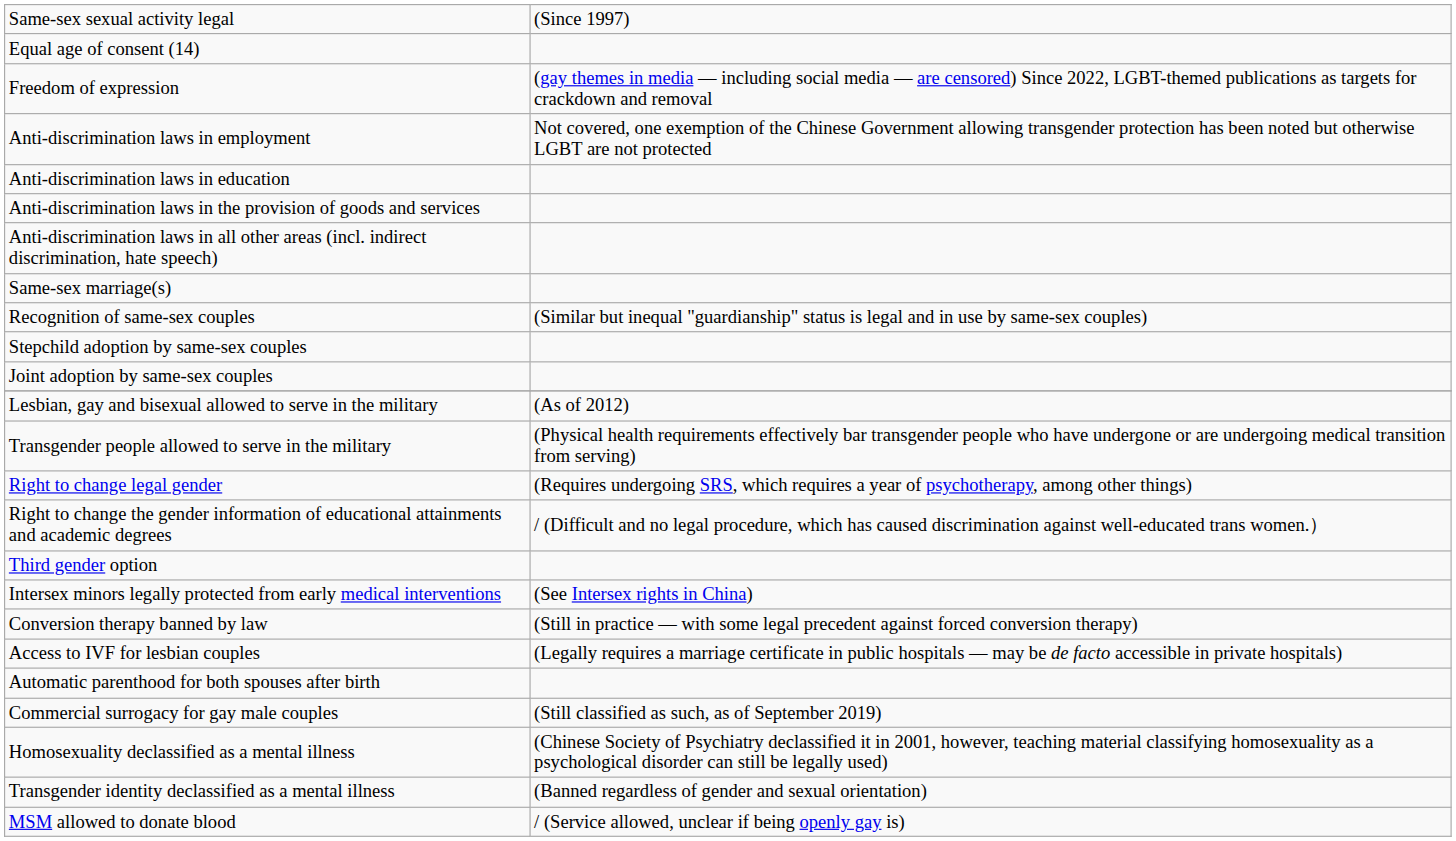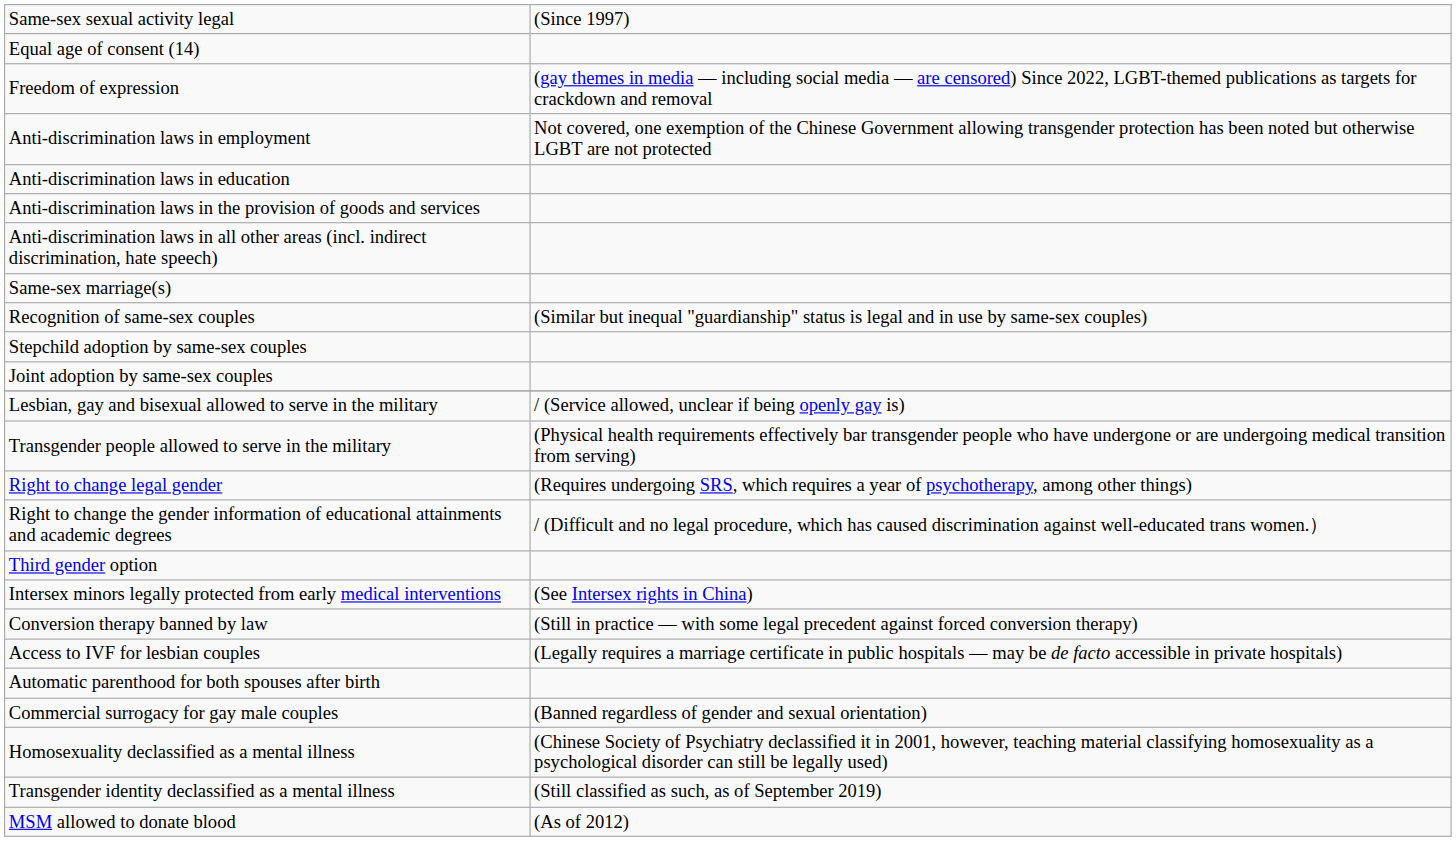(582, 405) (As of 2012) -> (719, 405) / (Service allowed, unclear if being openly gay is)
(708, 712) (Still classified as such, as of September 2019) -> (730, 712) (Banned regardless of gender and sexual orientation)
(730, 792) (Banned regardless of gender and sexual orientation) -> (708, 792) (Still classified as such, as of September 2019)
(719, 821) / (Service allowed, unclear if being openly gay is) -> (582, 821) (As of 2012)
